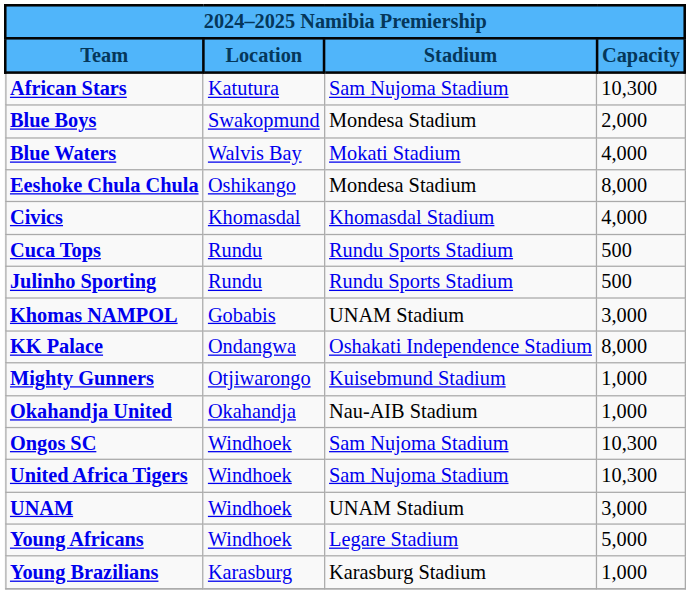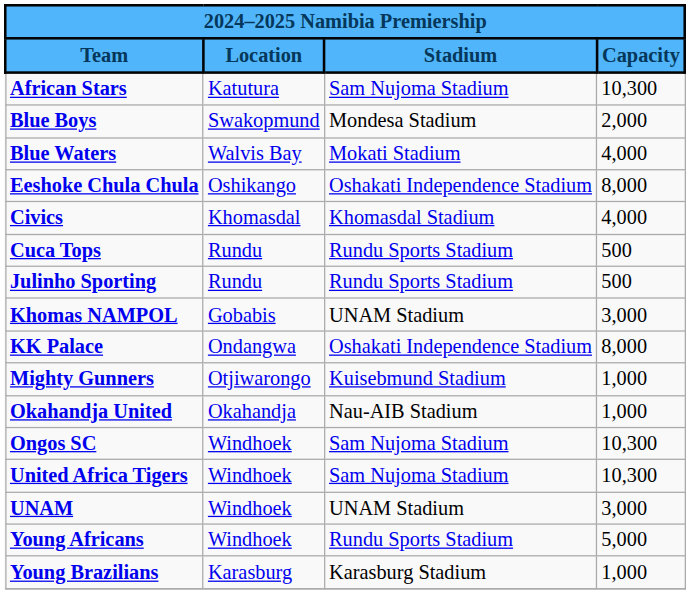(403, 185) Mondesa Stadium -> (461, 185) Oshakati Independence Stadium
(394, 540) Legare Stadium -> (421, 540) Rundu Sports Stadium
